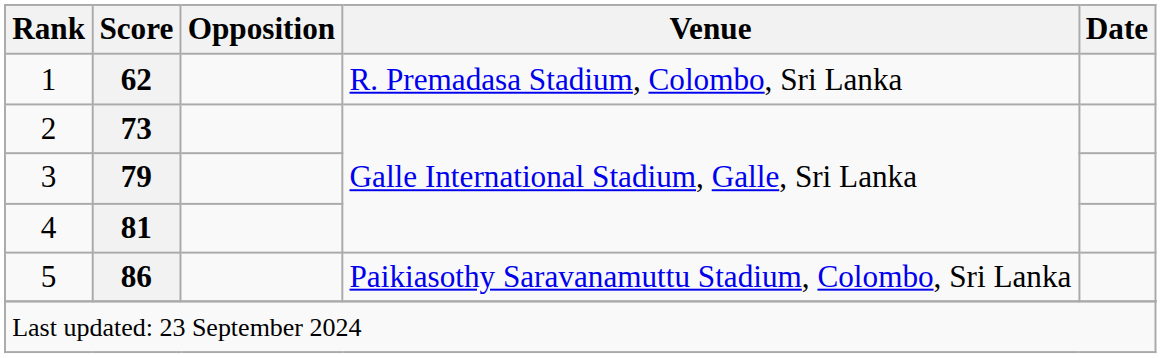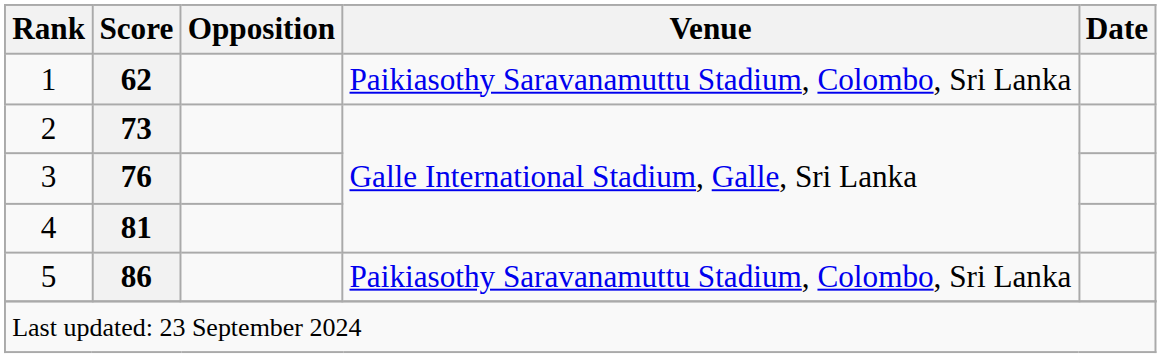(626, 78) R. Premadasa Stadium, Colombo, Sri Lanka -> (710, 78) Paikiasothy Saravanamuttu Stadium, Colombo, Sri Lanka
(136, 177) 79 -> (136, 177) 76
